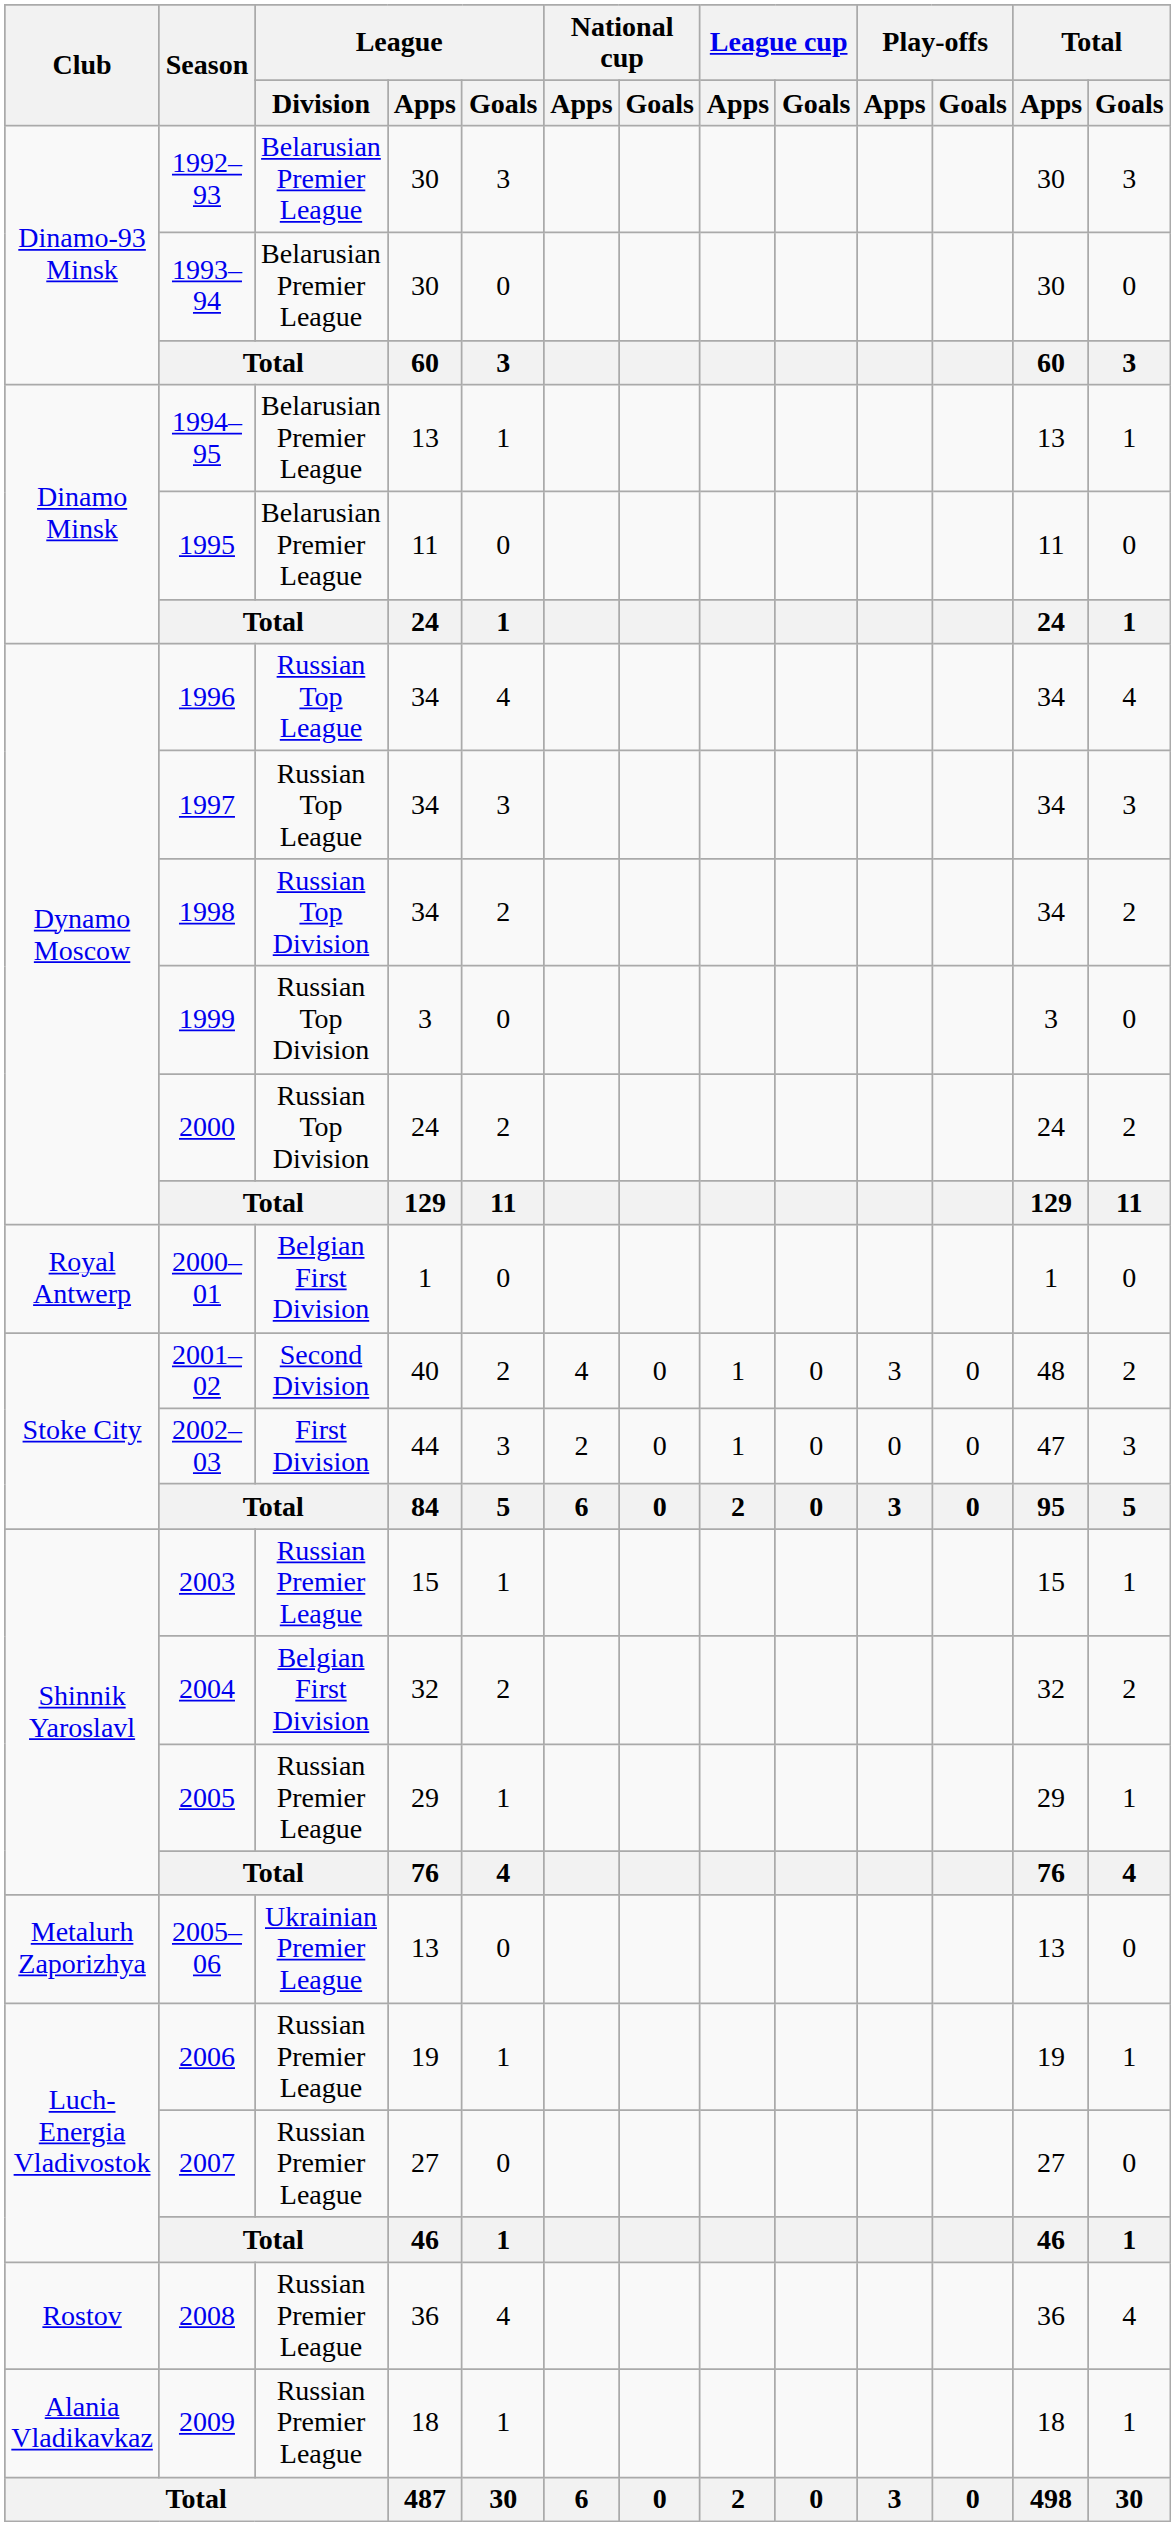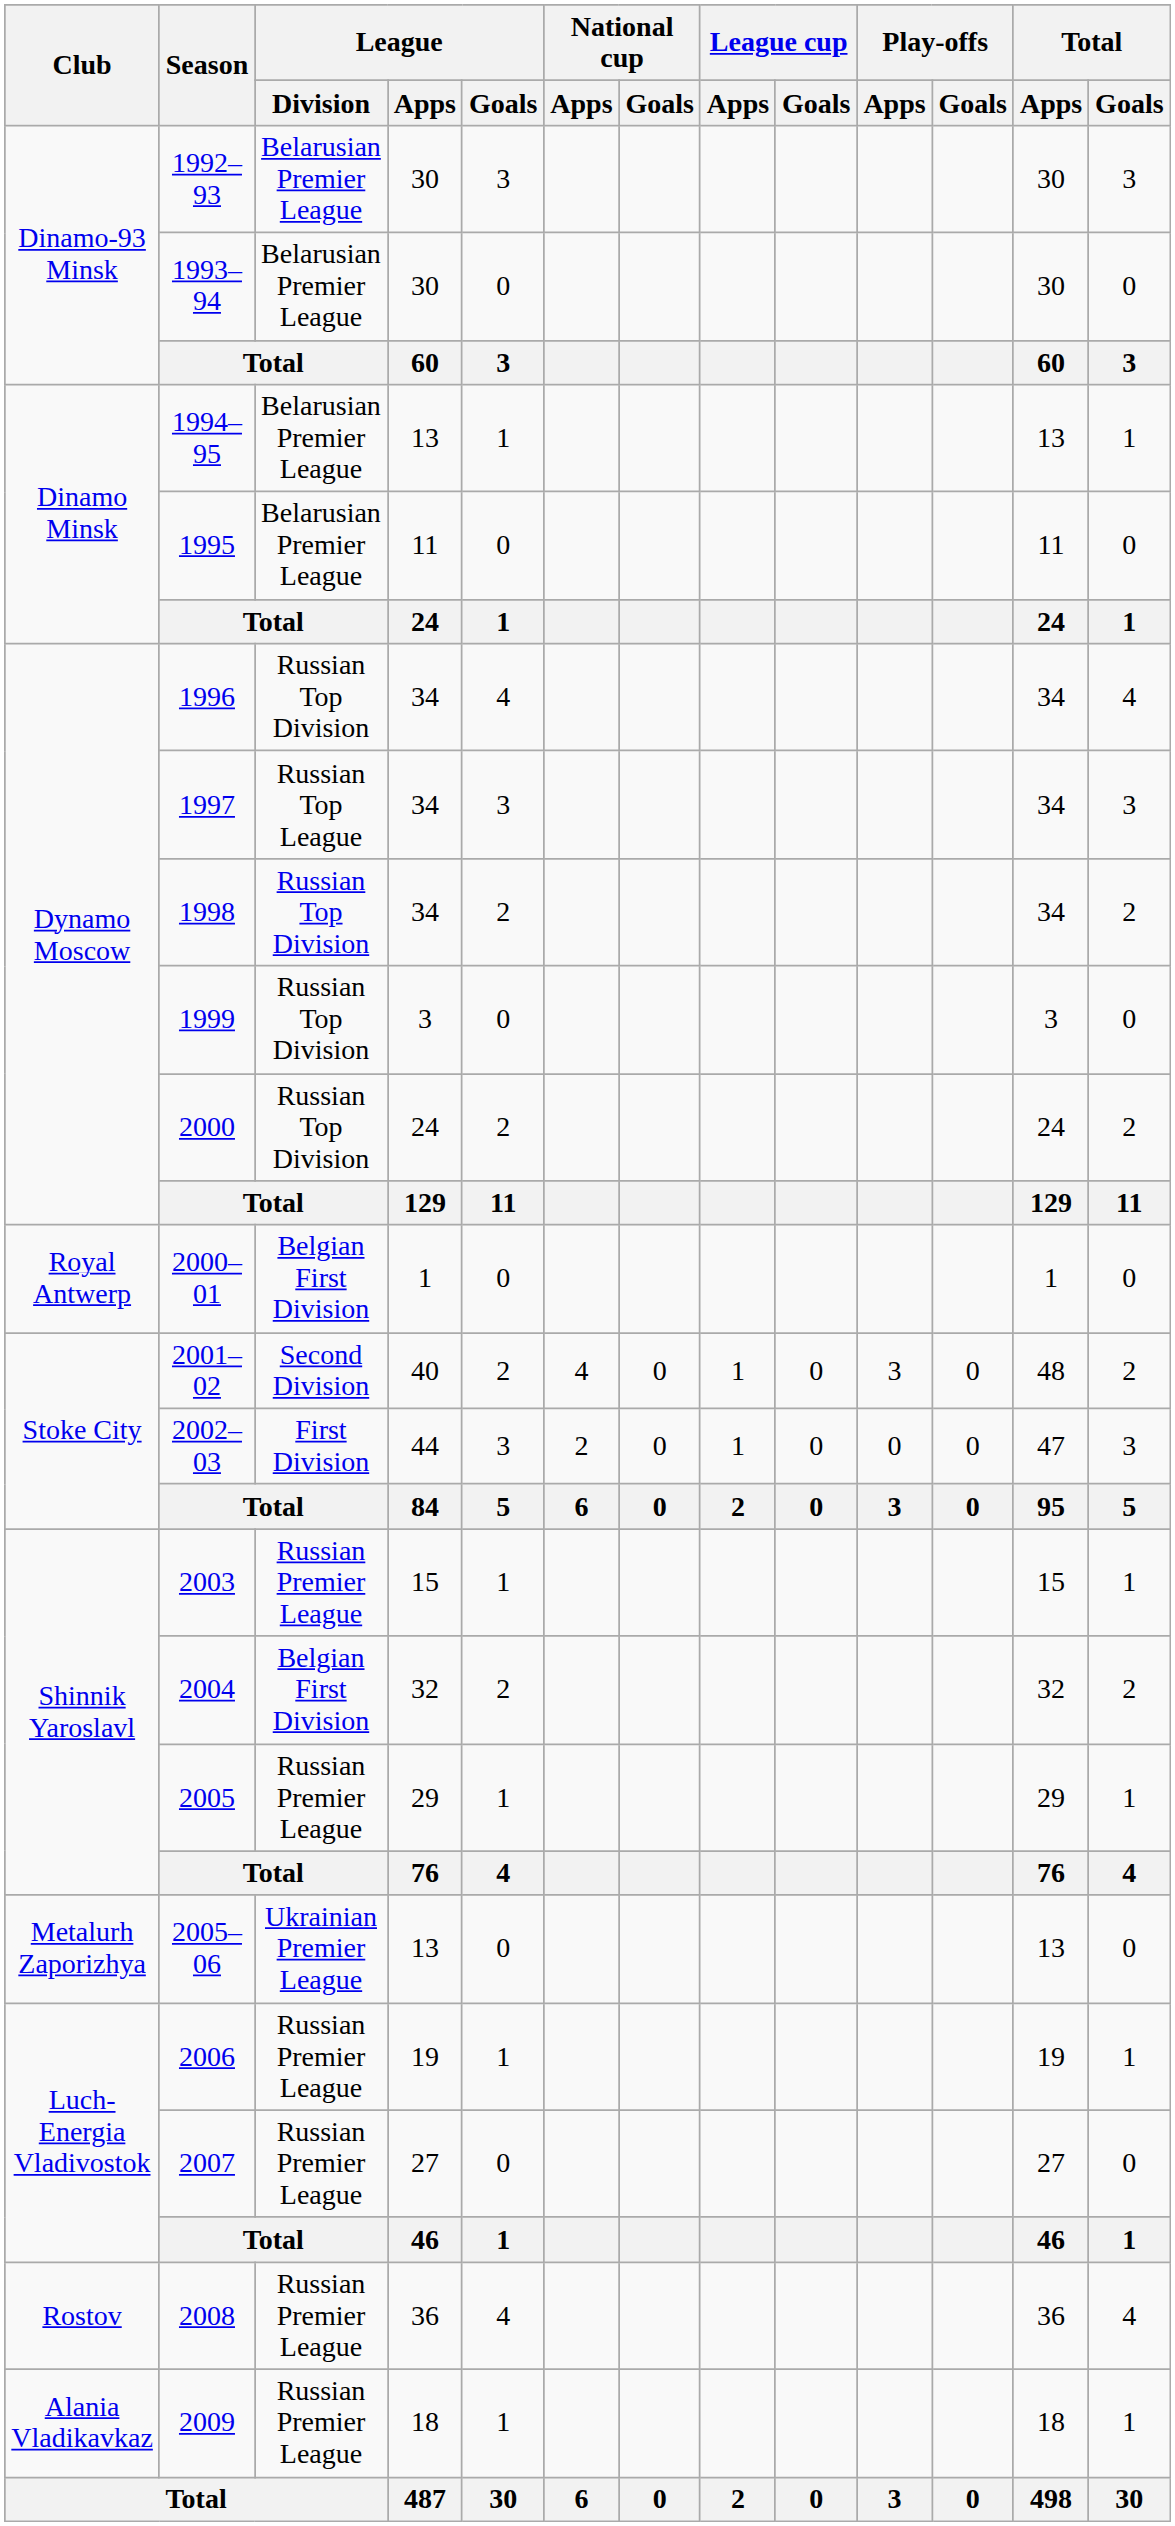(321, 696) Russian Top League -> (321, 696) Russian Top Division
